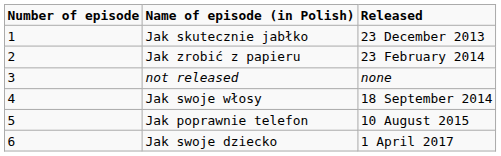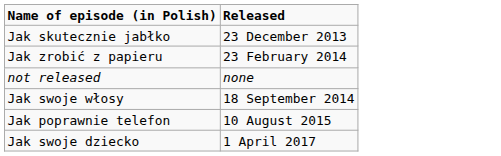- column: (73, 15)
